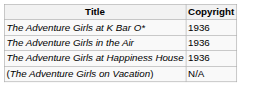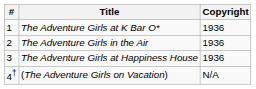+ column: (12, 12)
